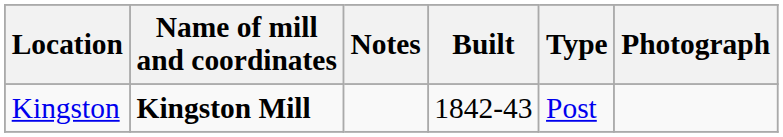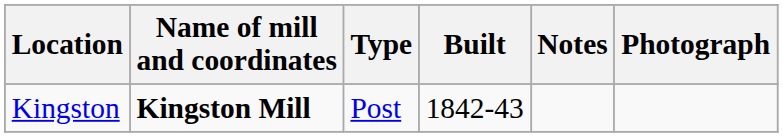columns swapped: (577, 44) <-> (386, 44)
